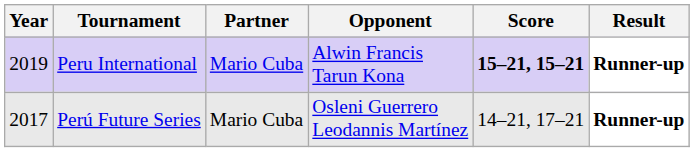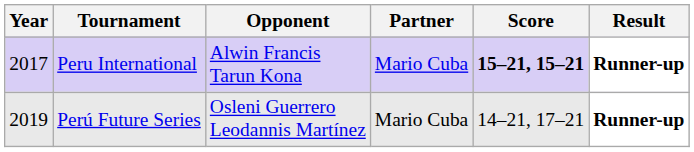columns swapped: (257, 20) <-> (390, 20)
(29, 64) 2019 -> (29, 64) 2017
(29, 119) 2017 -> (29, 119) 2019
